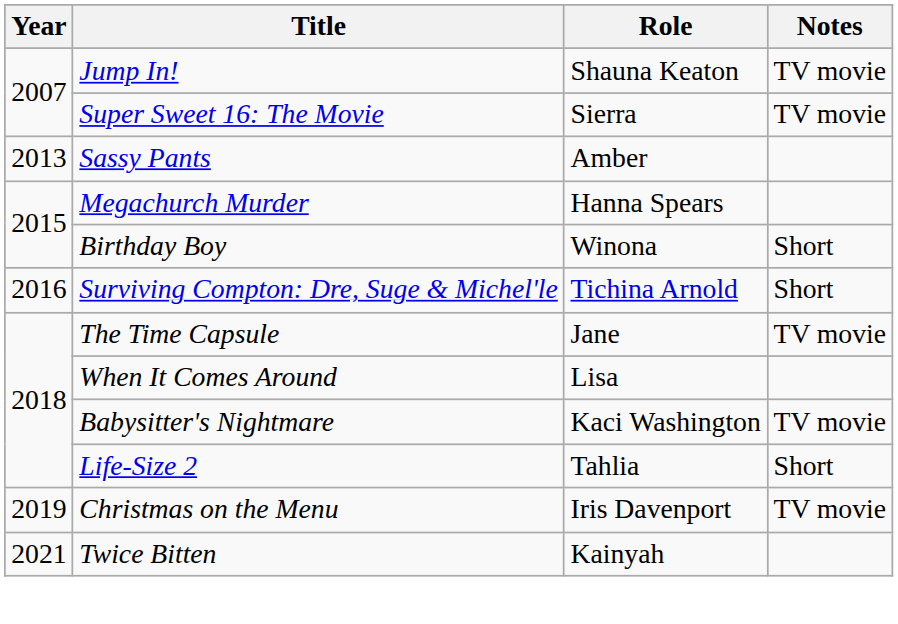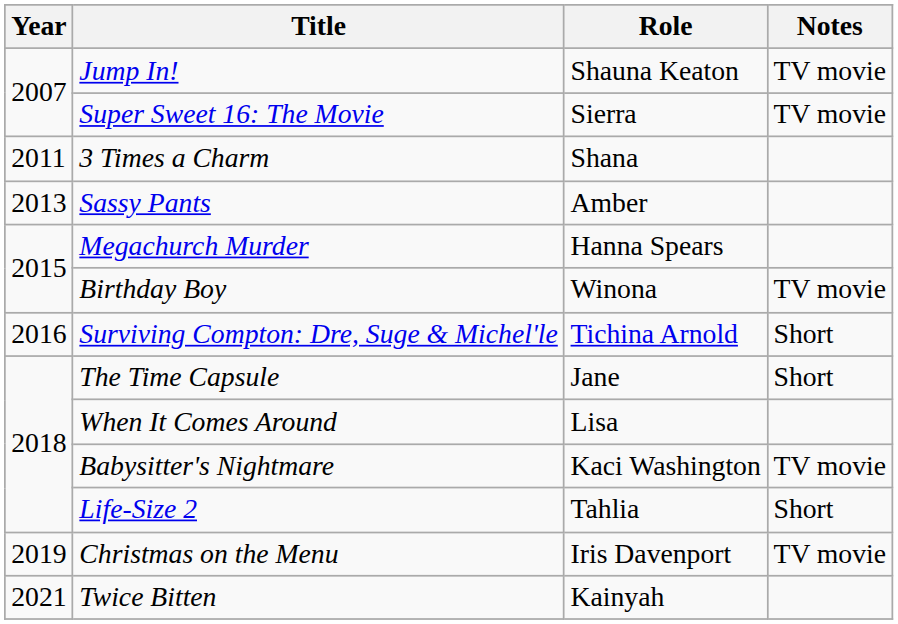+ row: (174, 158)
(804, 245) Short -> (830, 289) TV movie
(830, 333) TV movie -> (804, 377) Short
